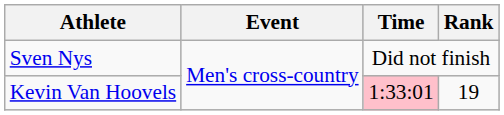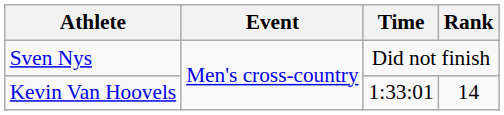(401, 92) pink background -> (401, 92) no background
(469, 92) 19 -> (469, 92) 14
